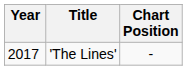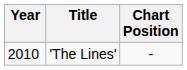(23, 53) 2017 -> (23, 53) 2010
